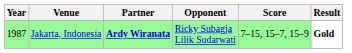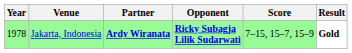(16, 34) 1987 -> (16, 34) 1978
(205, 34) normal -> (208, 34) bold
